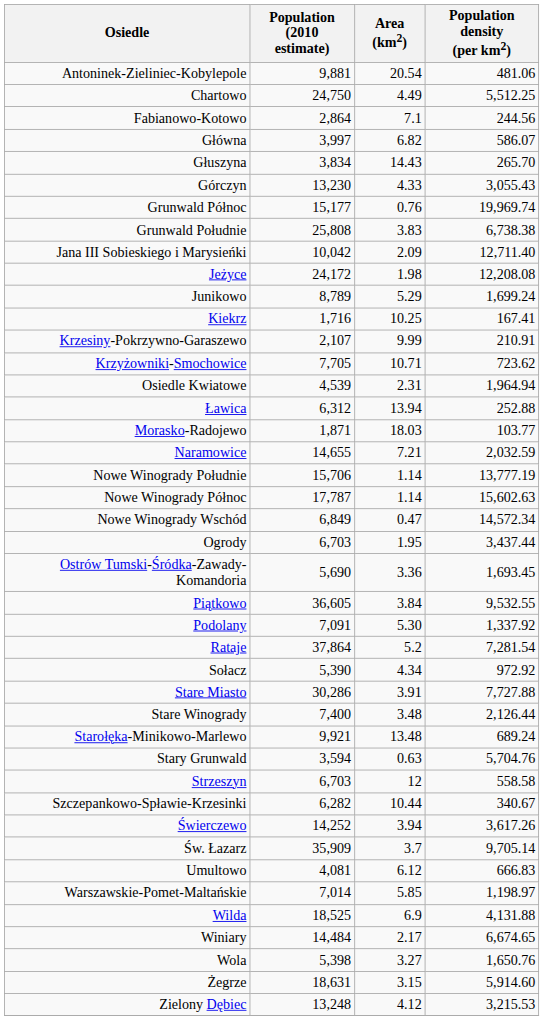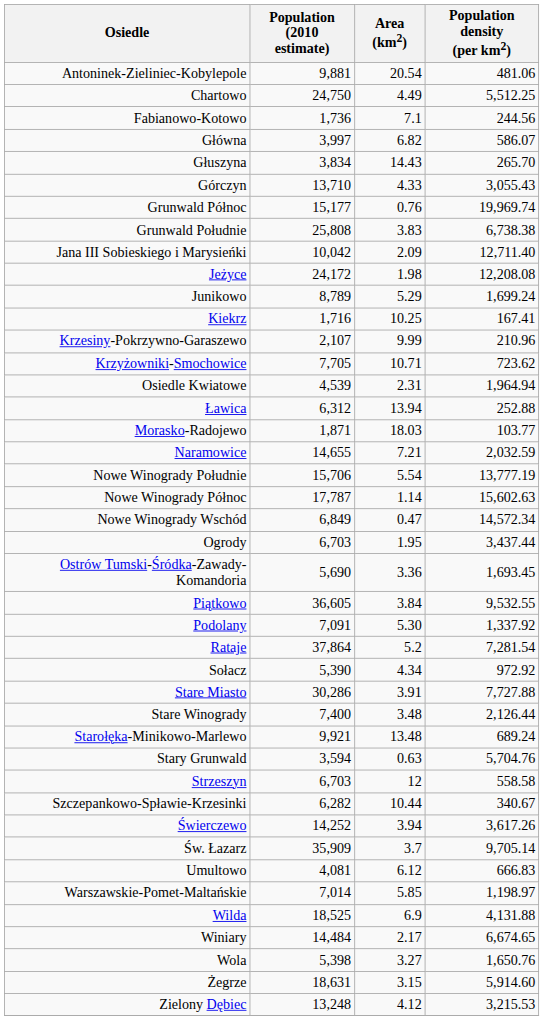(335, 118) 2,864 -> (335, 118) 1,736
(332, 185) 13,230 -> (332, 185) 13,710
(516, 341) 210.91 -> (516, 341) 210.96
(409, 475) 1.14 -> (409, 475) 5.54
